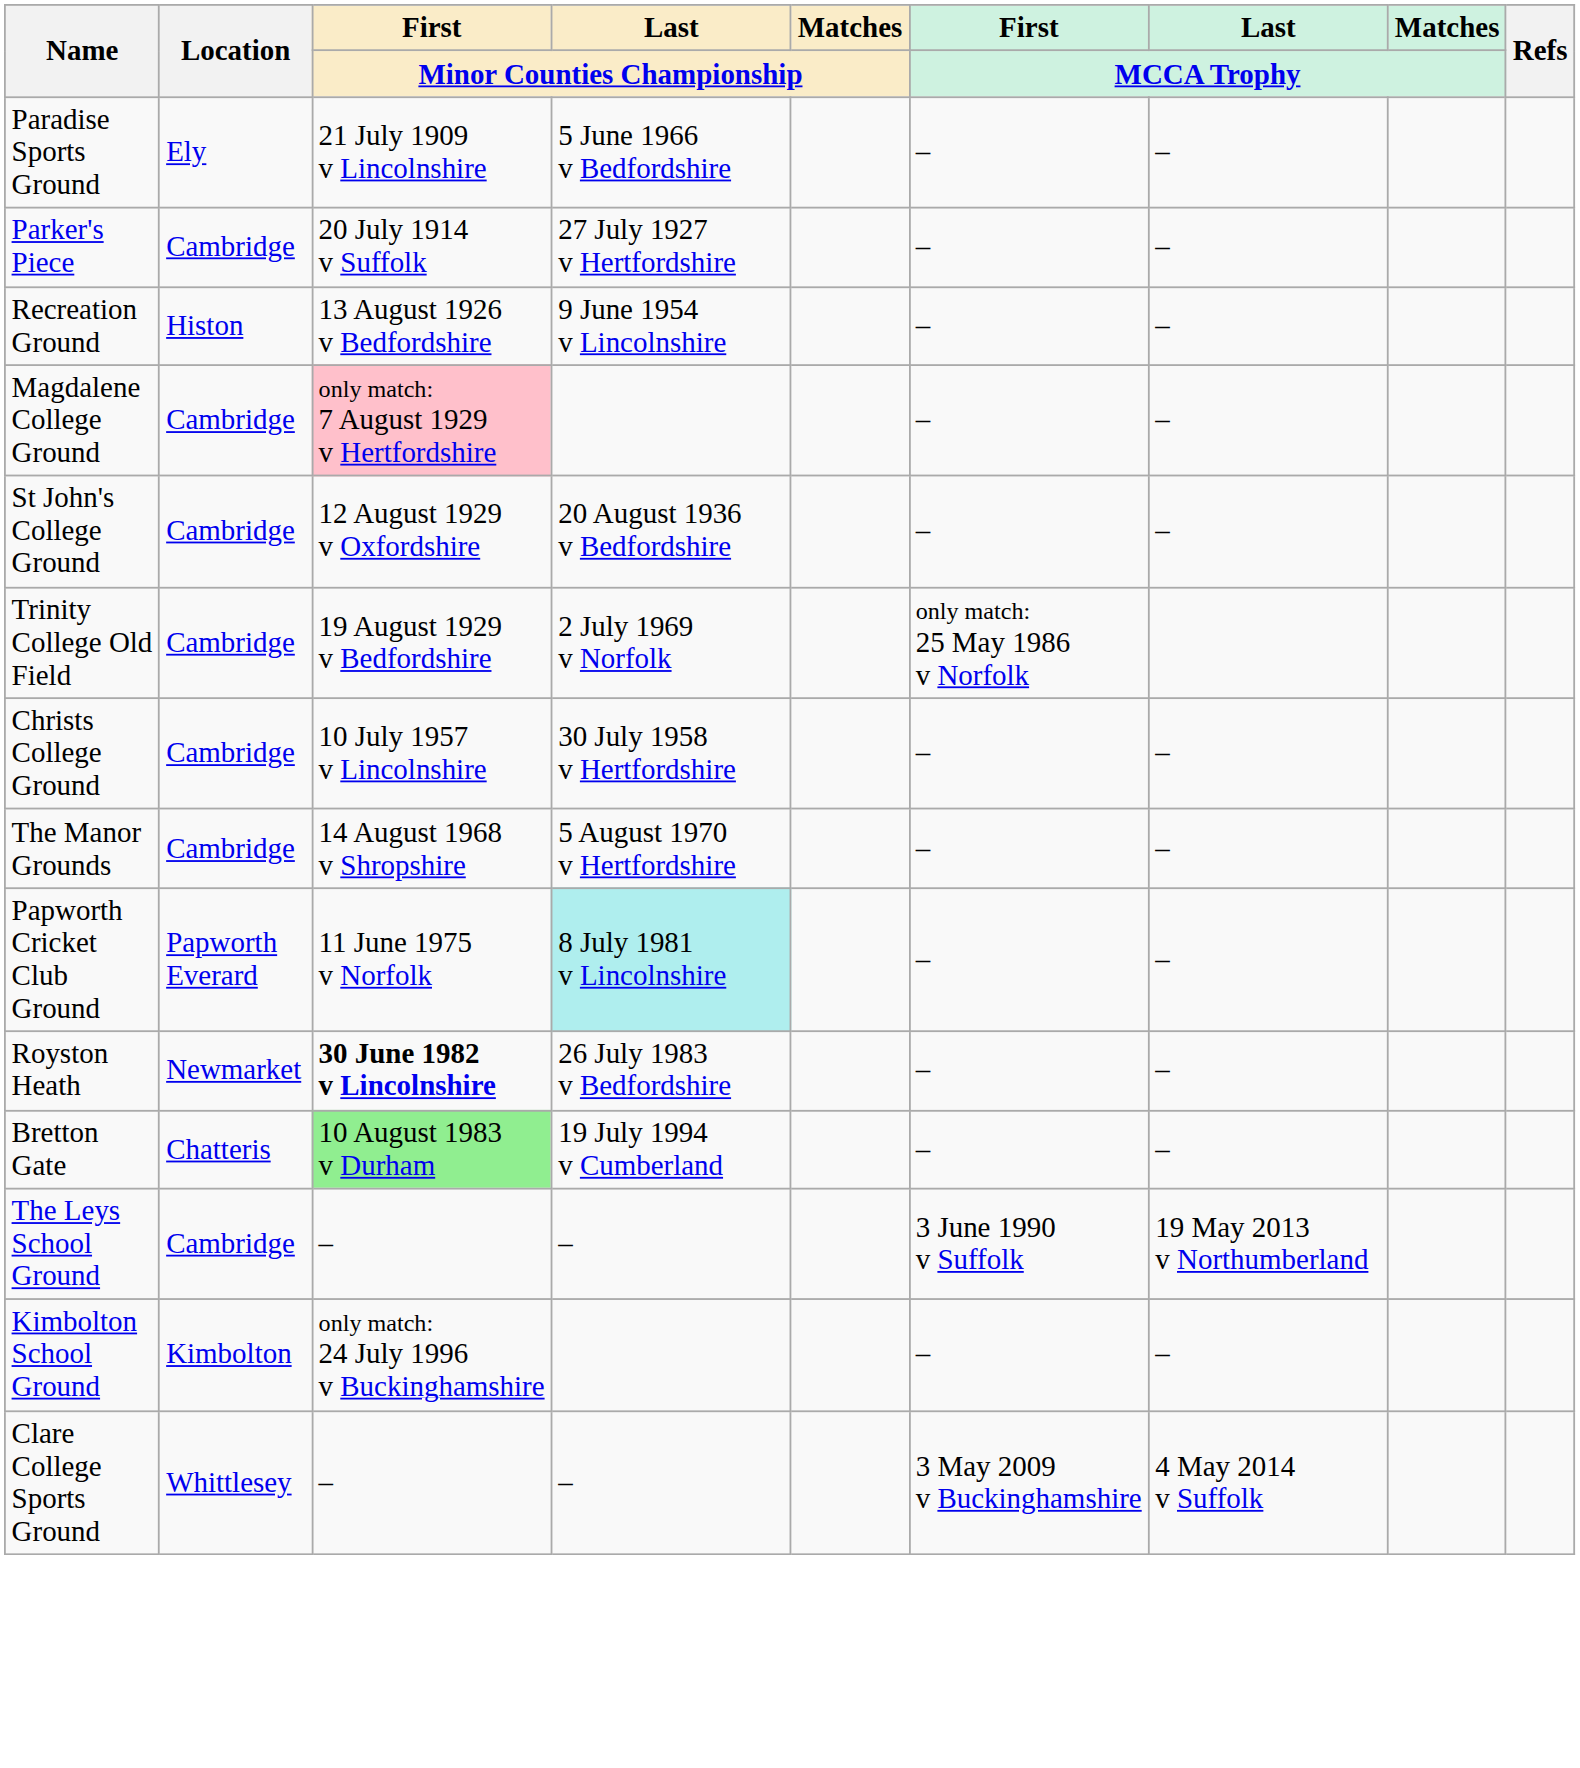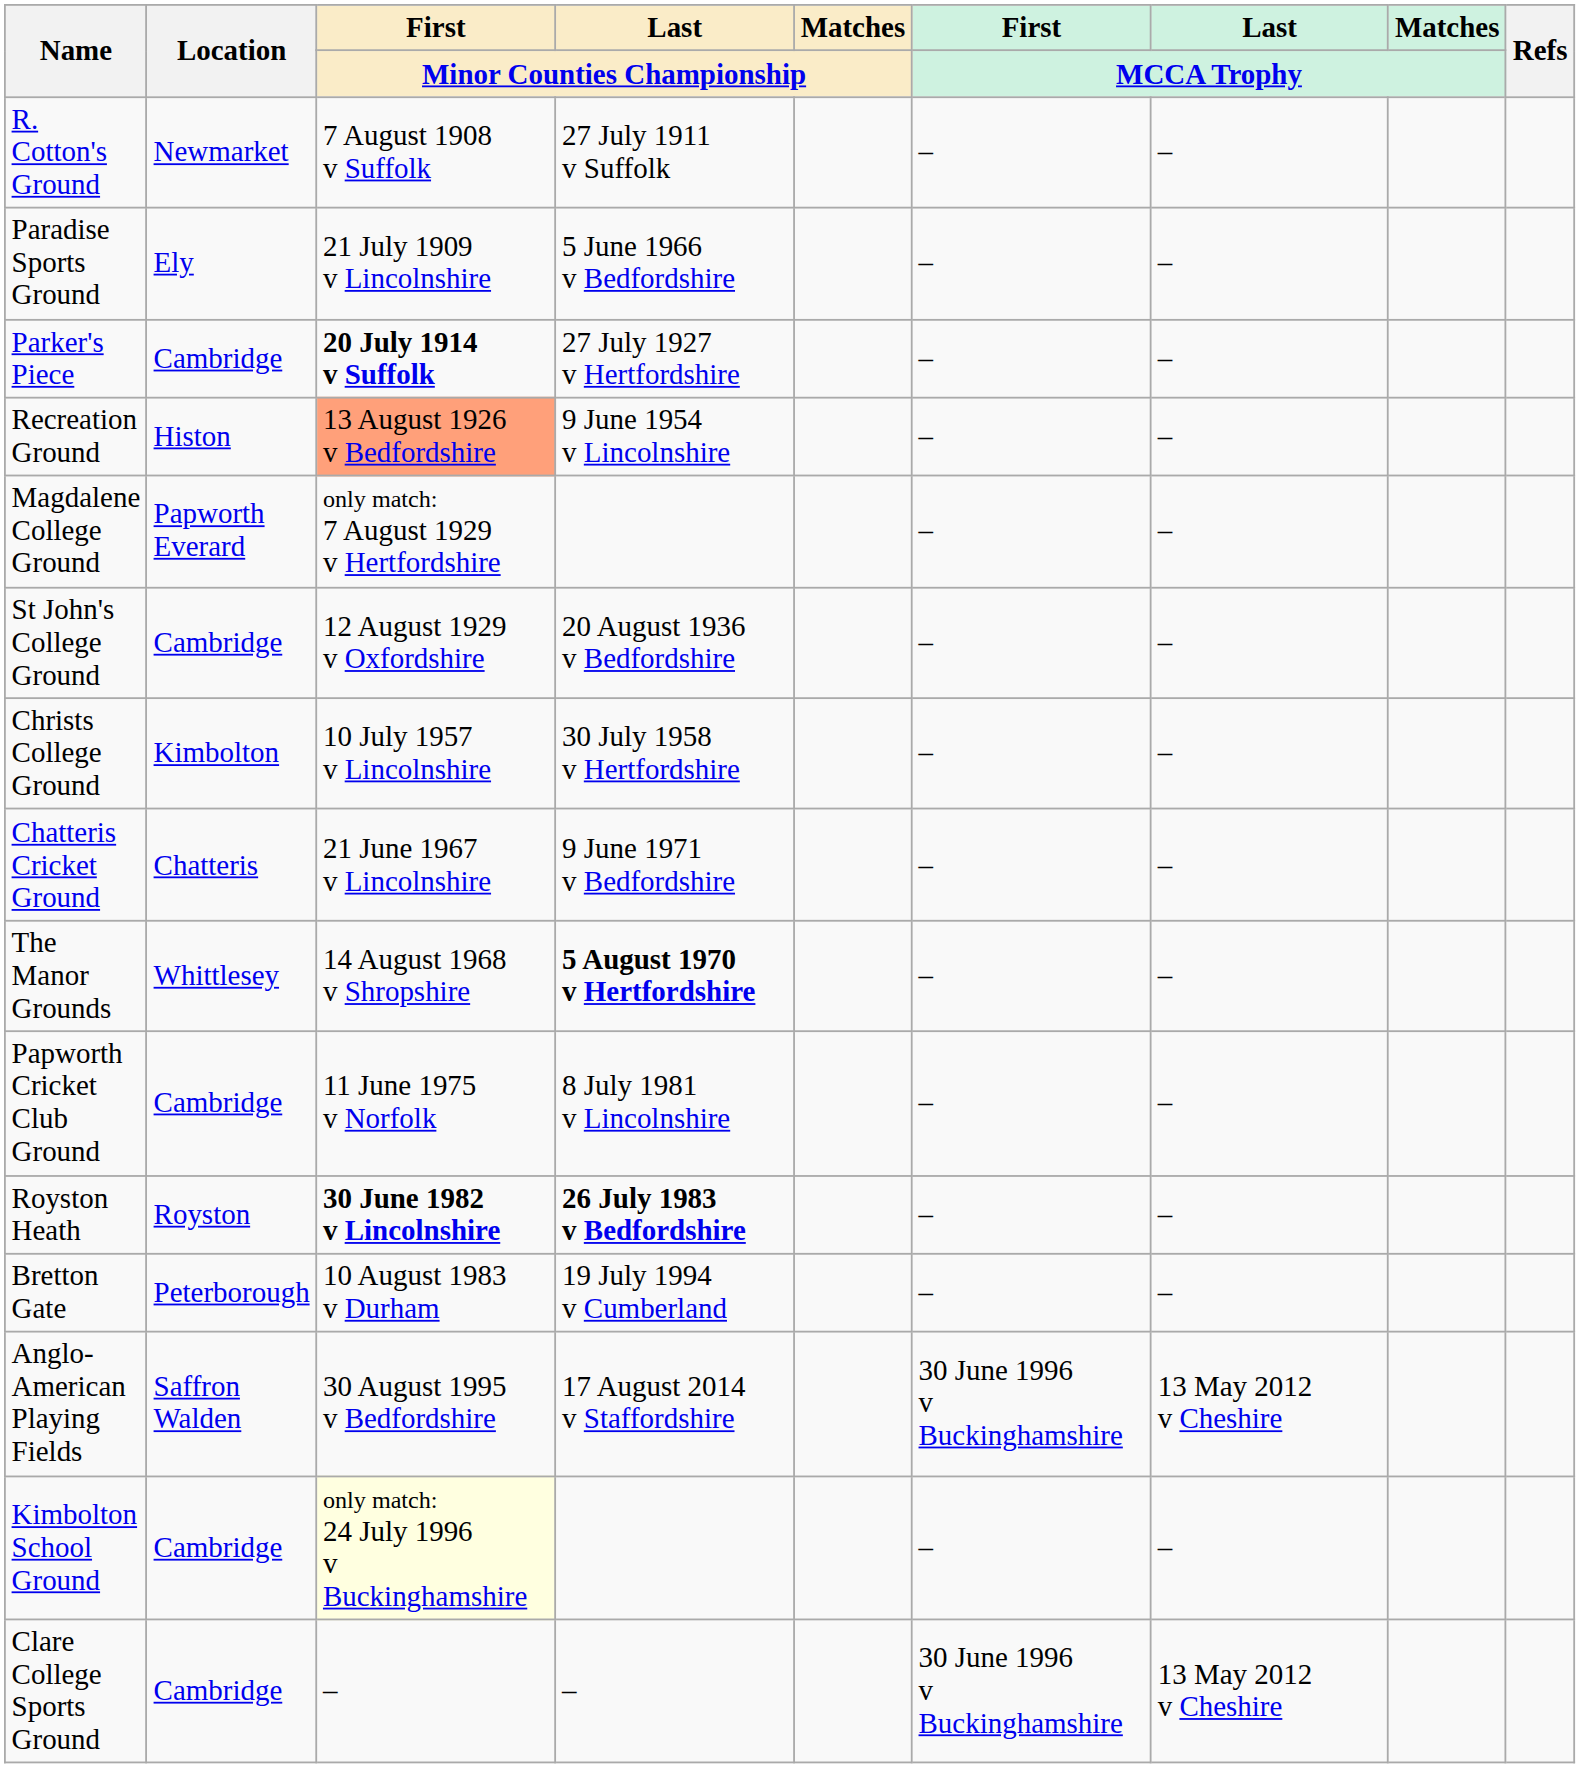+ row: (59, 151)
(393, 246) normal -> (400, 357) bold
(410, 325) no background -> (415, 436) lightsalmon background
(230, 420) Cambridge -> (209, 531) Papworth Everard
(407, 421) pink background -> (412, 532) no background
- row: (82, 642)
(230, 753) Cambridge -> (216, 753) Kimbolton
+ row: (64, 864)
(230, 848) Cambridge -> (216, 975) Whittlesey
(647, 848) normal -> (659, 975) bold
(222, 959) Papworth Everard -> (218, 1102) Cambridge
(642, 959) paleturquoise background -> (646, 1102) no background
(234, 1070) Newmarket -> (202, 1213) Royston
(645, 1070) normal -> (654, 1213) bold
(218, 1148) Chatteris -> (232, 1292) Peterborough
(410, 1148) lightgreen background -> (415, 1292) no background
+ row: (69, 1403)
- row: (66, 1243)
(229, 1354) Kimbolton -> (218, 1547) Cambridge
(432, 1356) no background -> (425, 1548) lightyellow background
(229, 1482) Whittlesey -> (218, 1690) Cambridge
(1029, 1482) 3 May 2009 v Buckinghamshire -> (1021, 1690) 30 June 1996 v Buckinghamshire
(1225, 1482) 4 May 2014 v Suffolk -> (1235, 1690) 13 May 2012 v Cheshire
